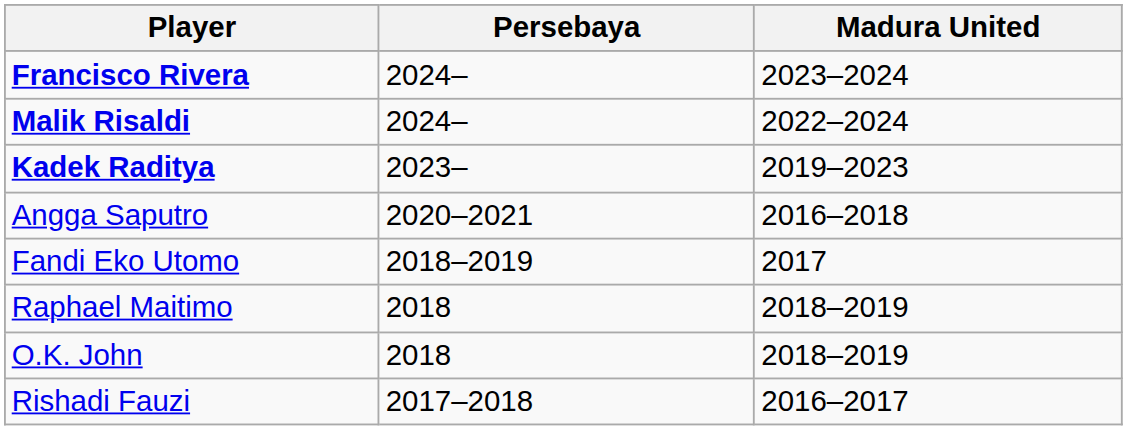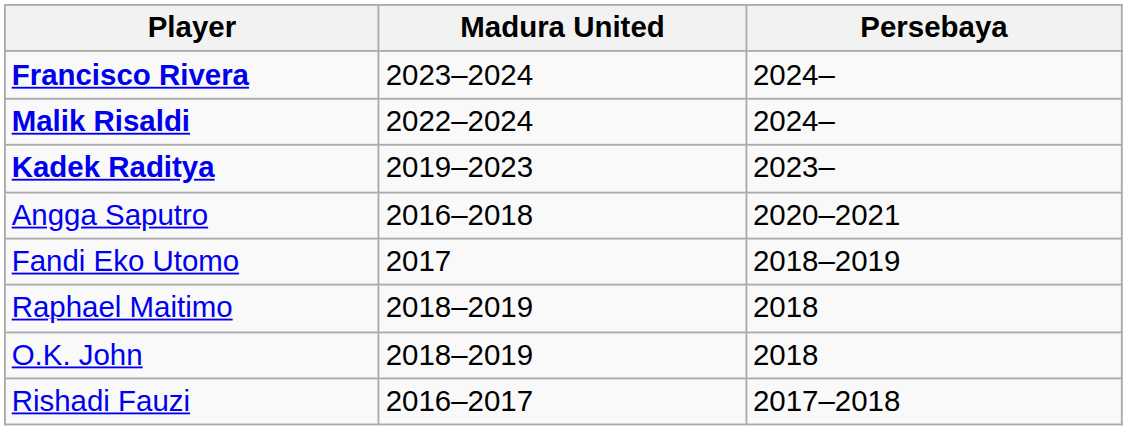columns swapped: (938, 27) <-> (567, 27)
